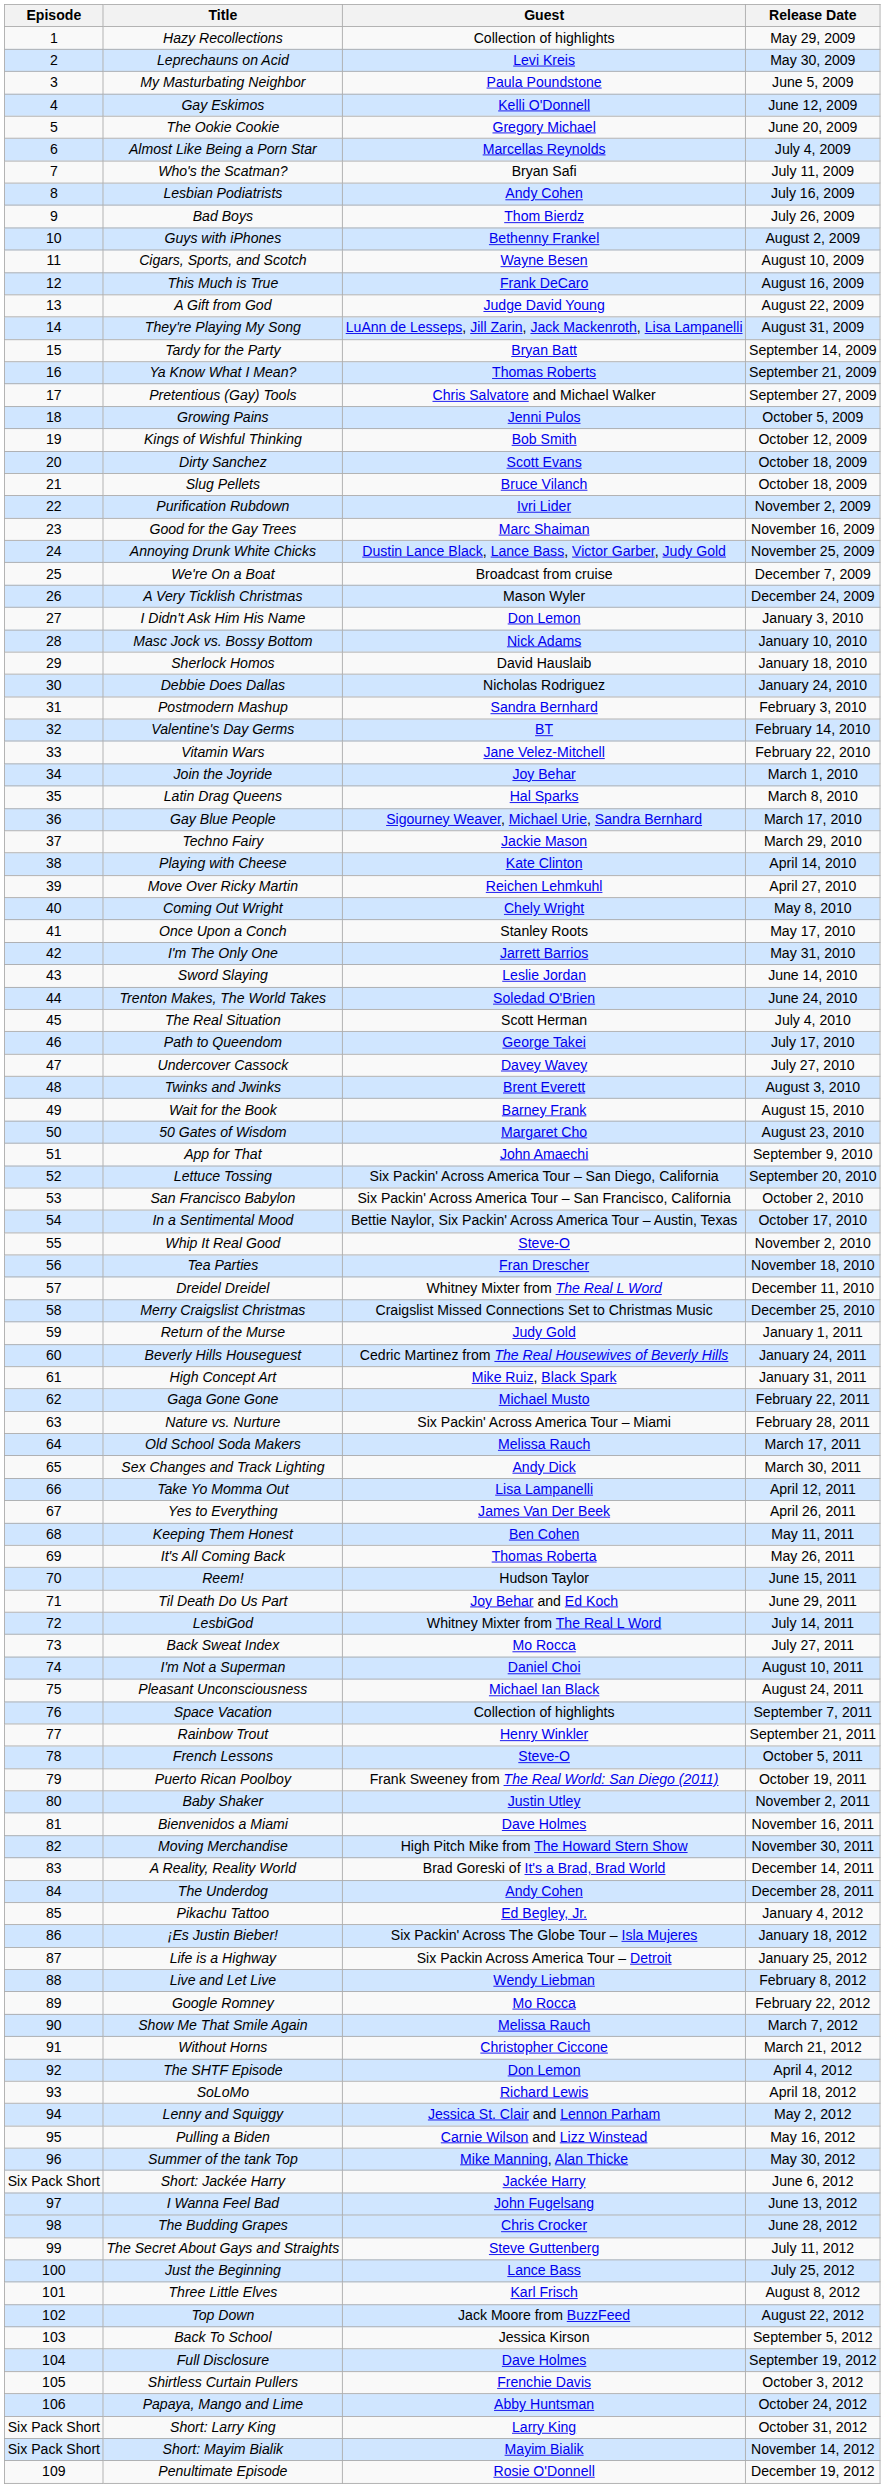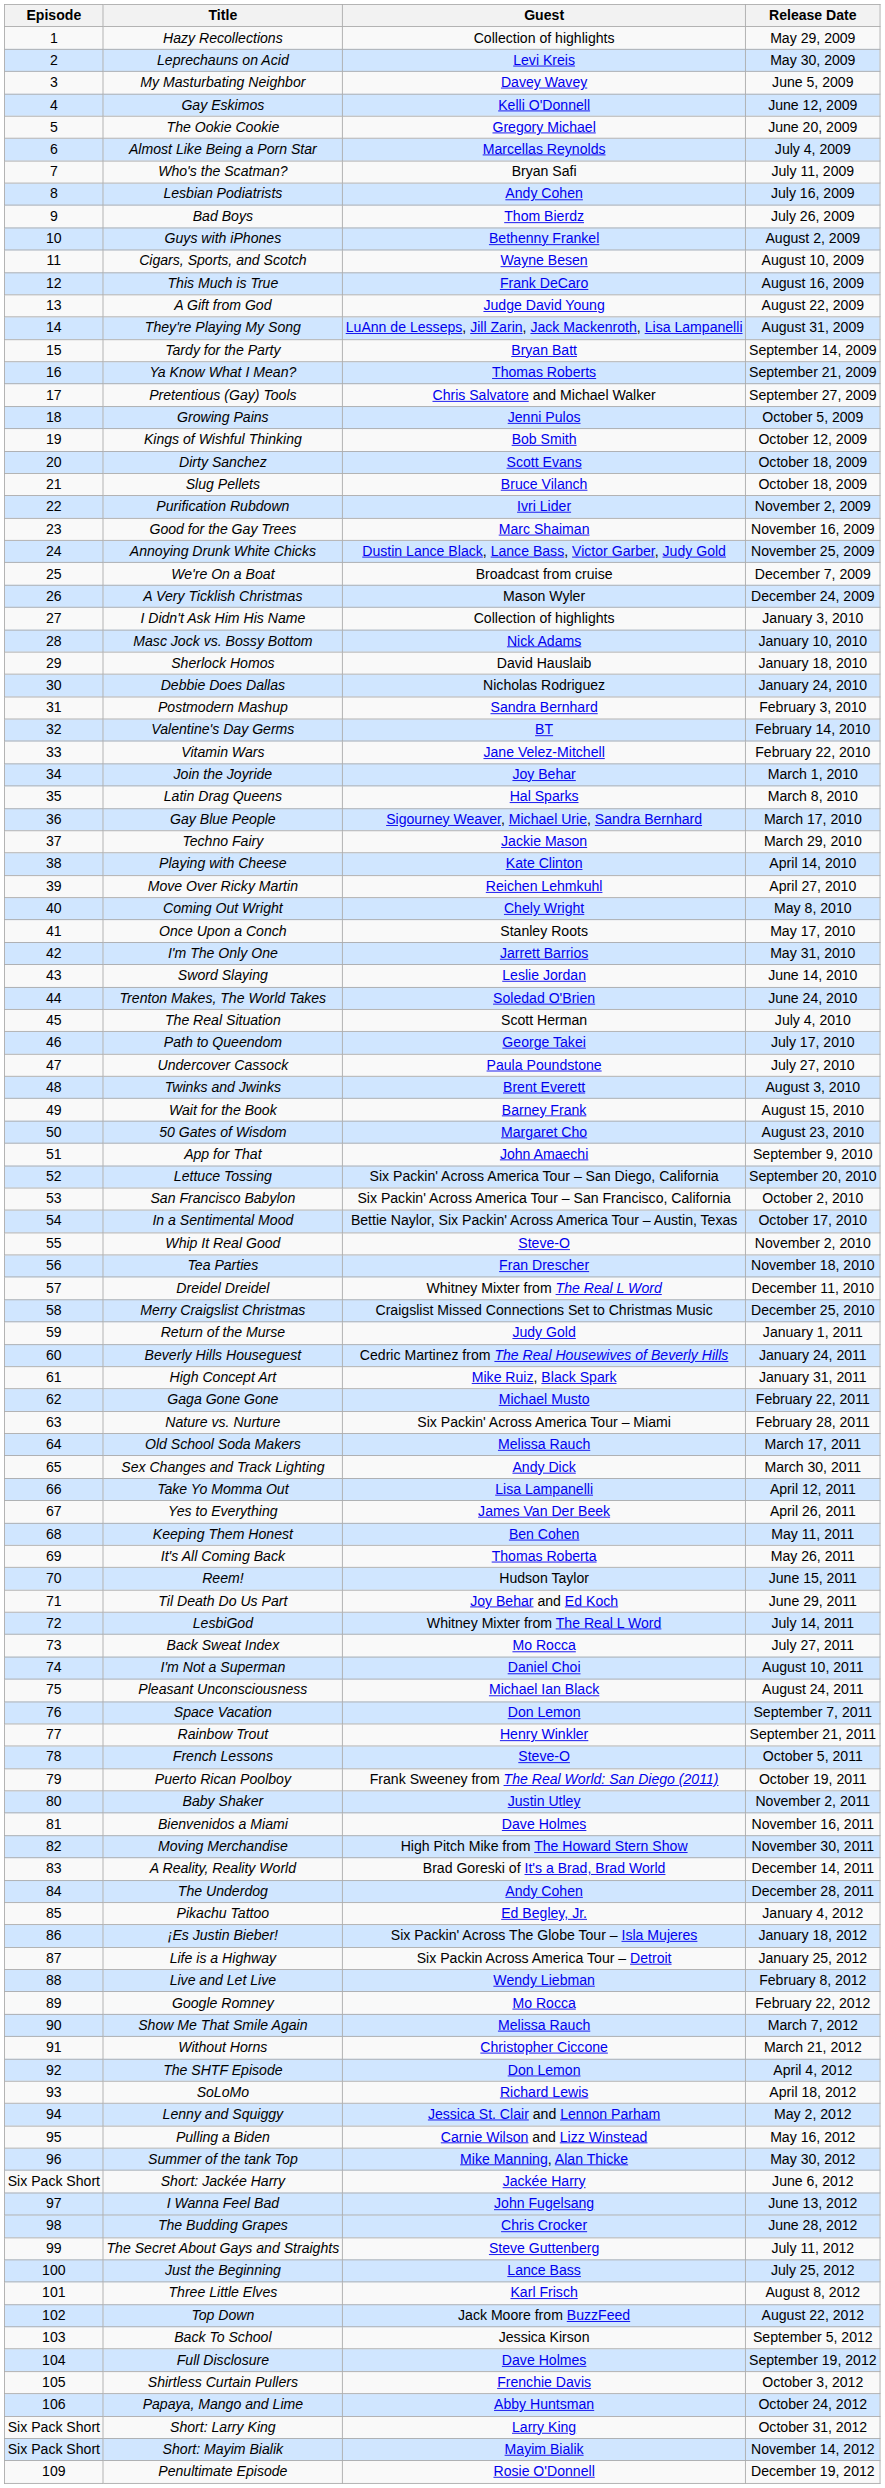(544, 82) Paula Poundstone -> (544, 82) Davey Wavey
(544, 618) Don Lemon -> (544, 618) Collection of highlights
(544, 1065) Davey Wavey -> (544, 1065) Paula Poundstone
(544, 1712) Collection of highlights -> (544, 1712) Don Lemon
